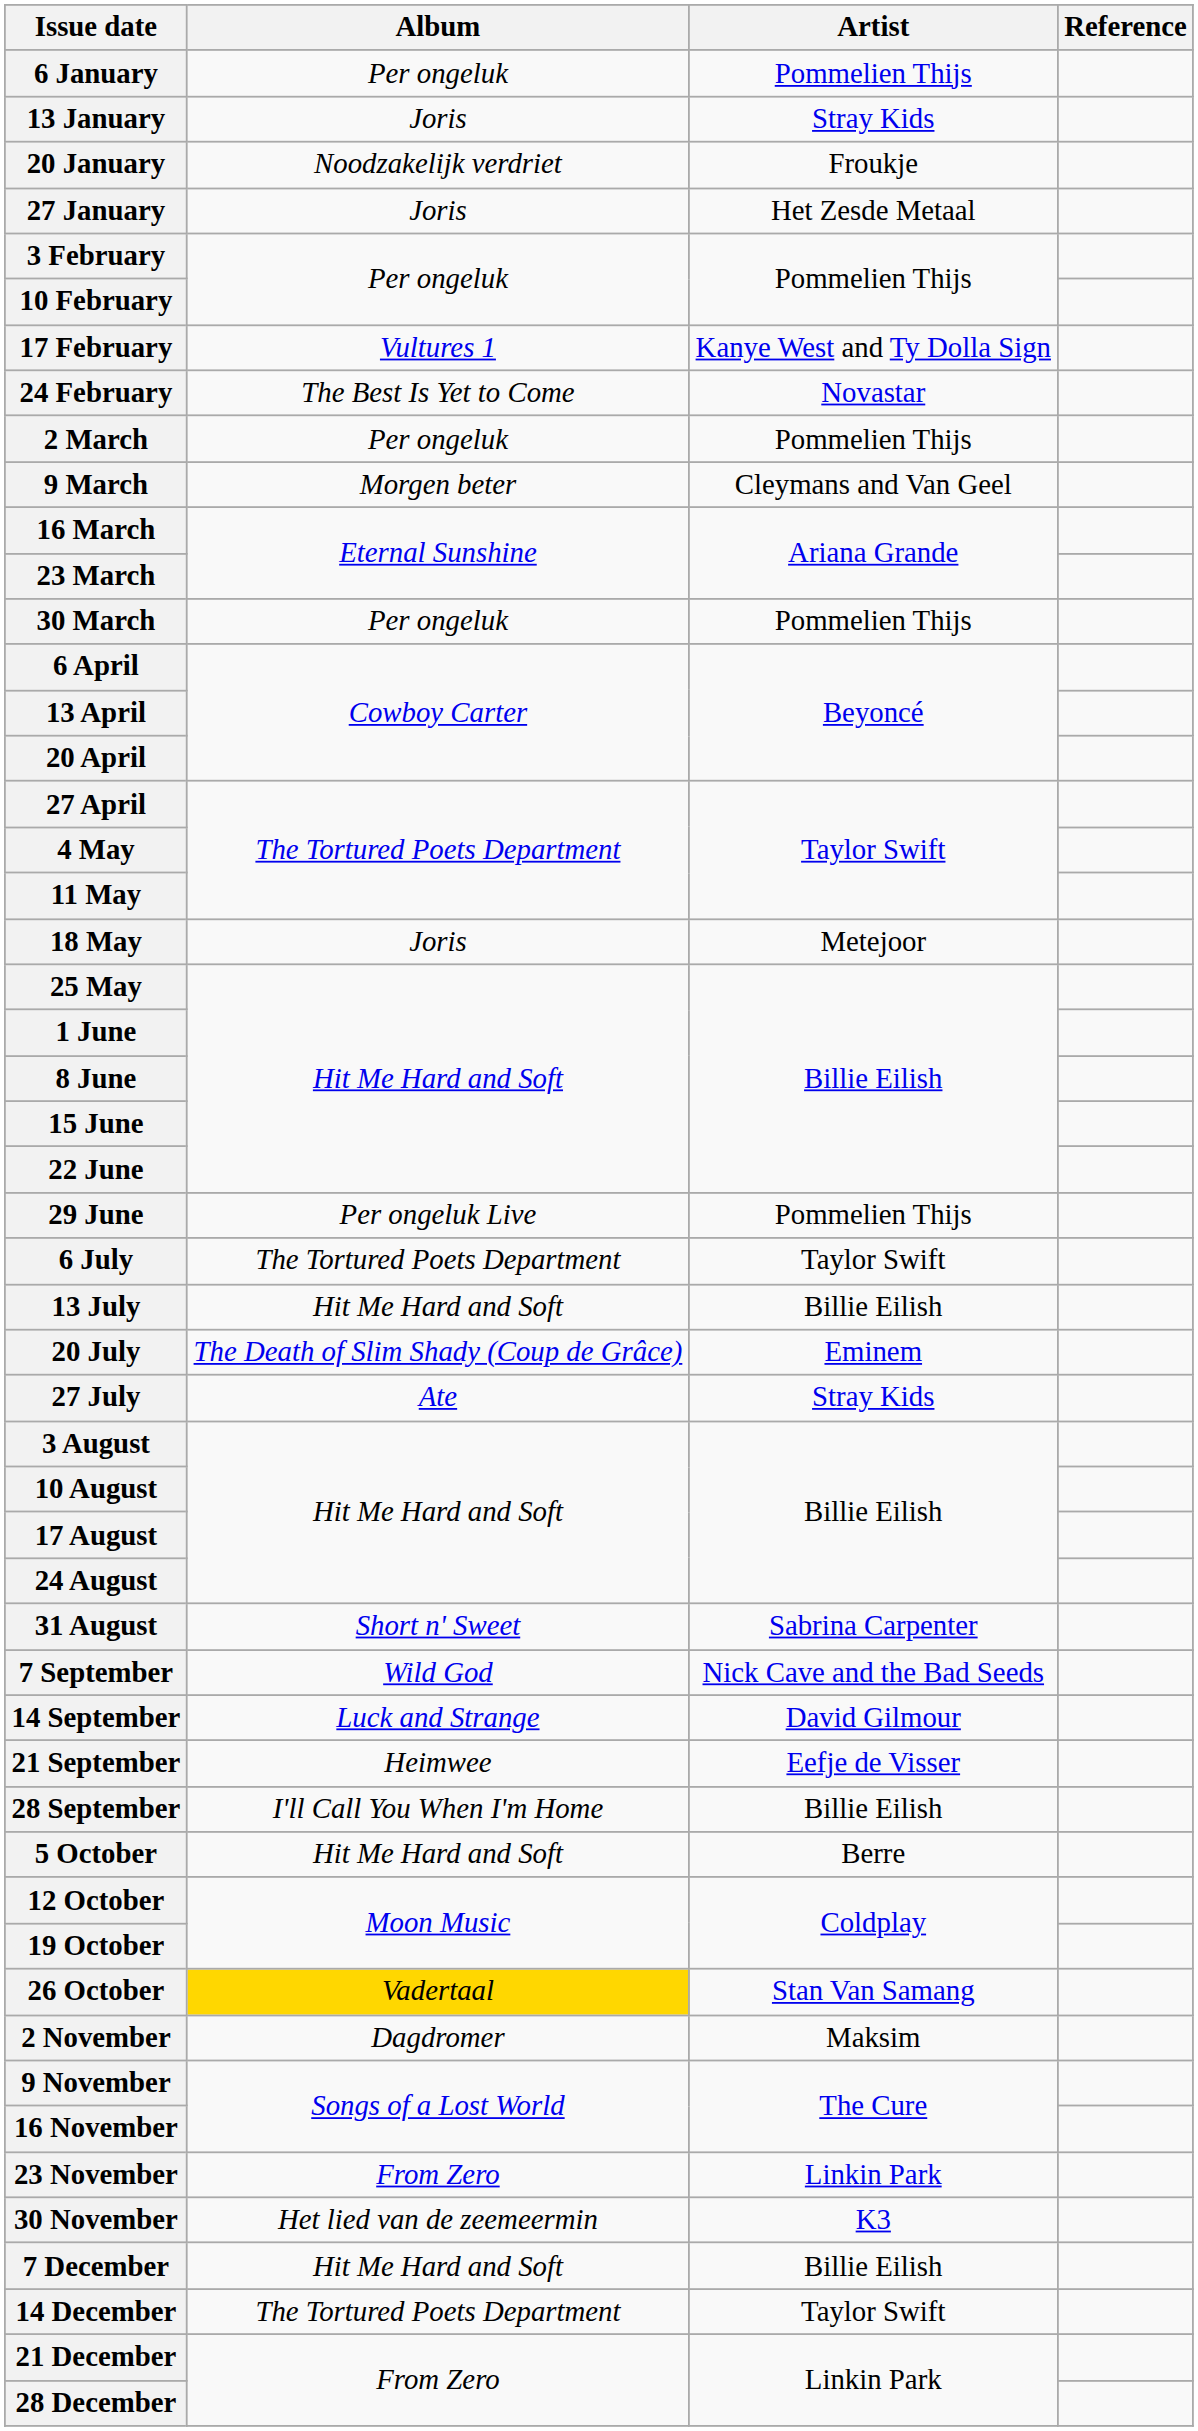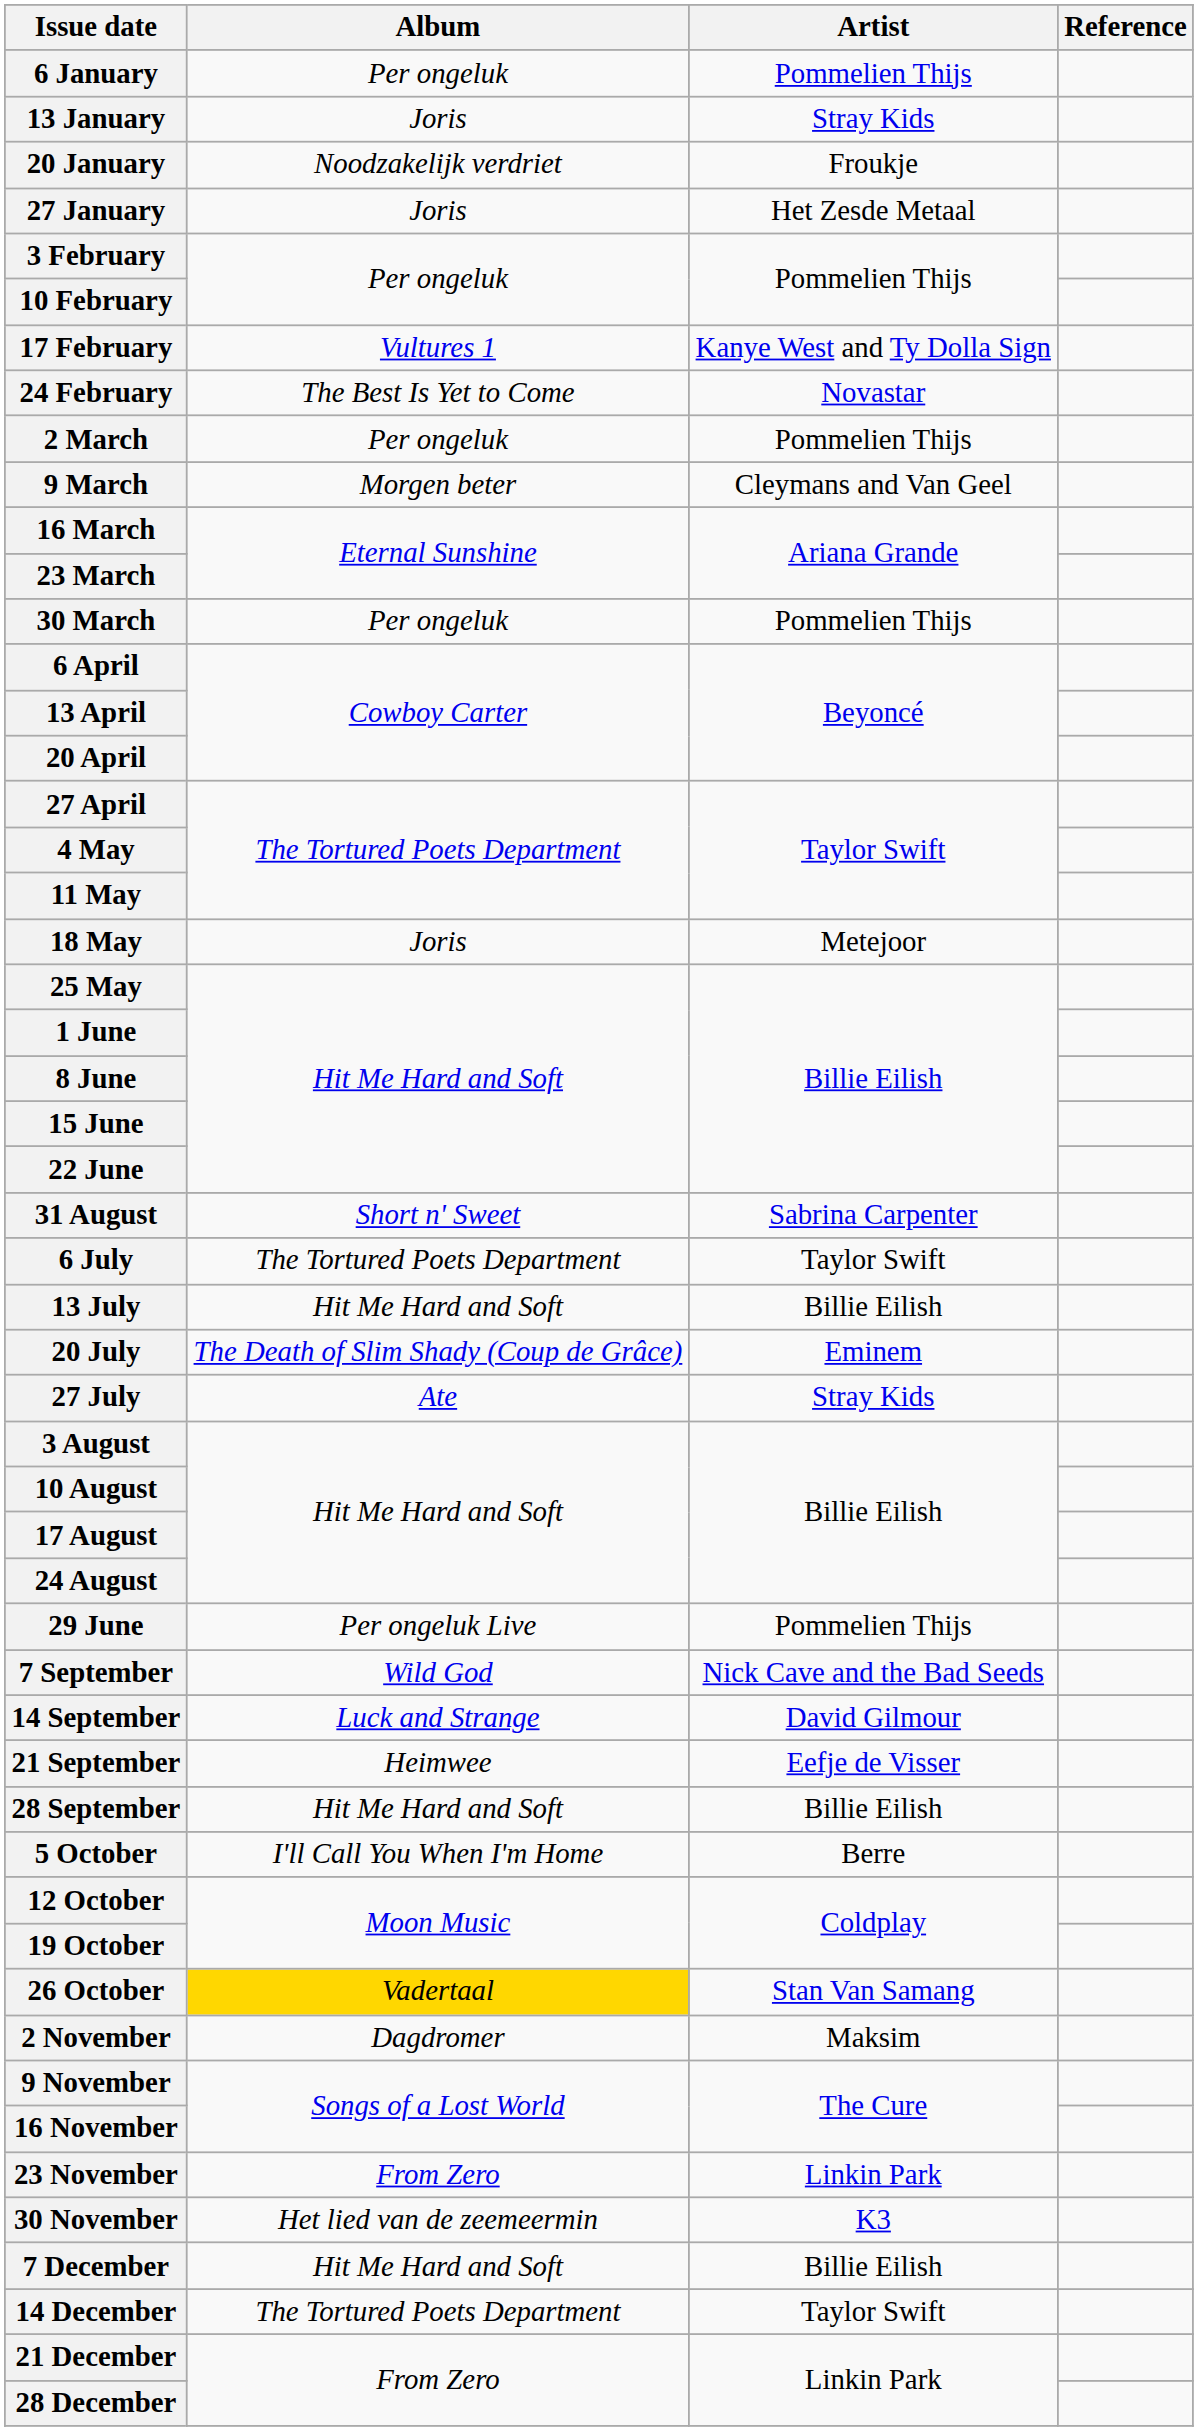rows swapped: (96, 1214) <-> (96, 1625)
(438, 1808) I'll Call You When I'm Home -> (438, 1808) Hit Me Hard and Soft
(438, 1854) Hit Me Hard and Soft -> (438, 1854) I'll Call You When I'm Home
